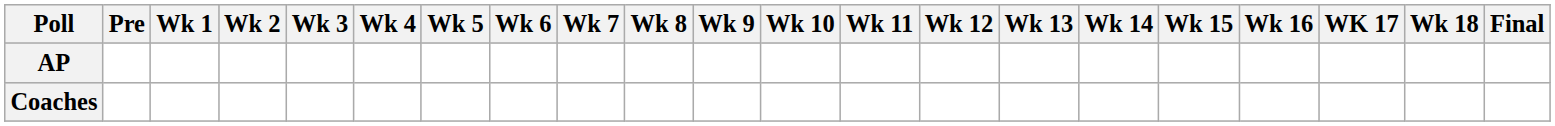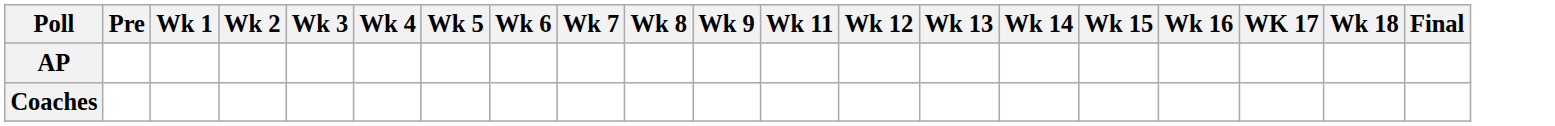- column: (800, 23)
